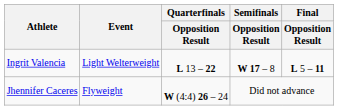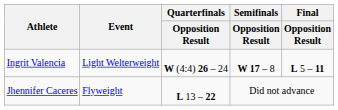(196, 69) L 13 – 22 -> (196, 69) W (4:4) 26 – 24
(196, 97) W (4:4) 26 – 24 -> (196, 97) L 13 – 22
